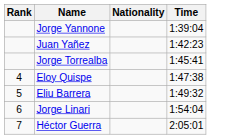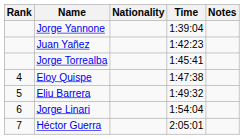+ column: (222, 12)
